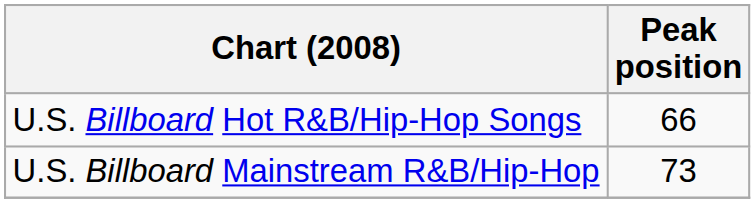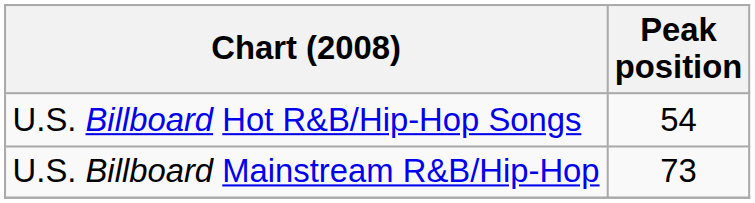(678, 119) 66 -> (678, 119) 54
